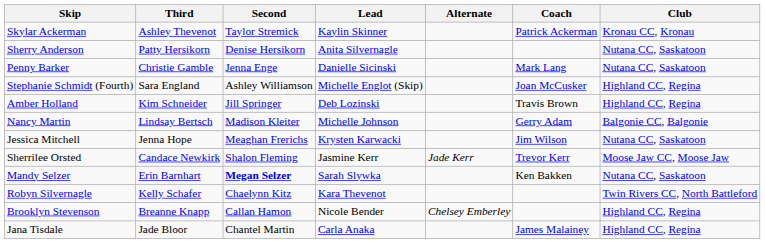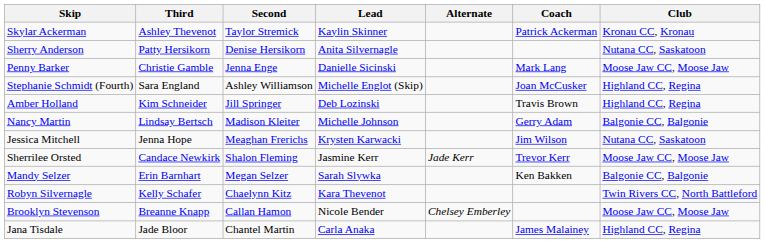(654, 67) Nutana CC, Saskatoon -> (666, 67) Moose Jaw CC, Moose Jaw
(258, 175) bold -> (257, 175) normal
(654, 175) Nutana CC, Saskatoon -> (655, 175) Balgonie CC, Balgonie
(652, 211) Highland CC, Regina -> (666, 211) Moose Jaw CC, Moose Jaw
